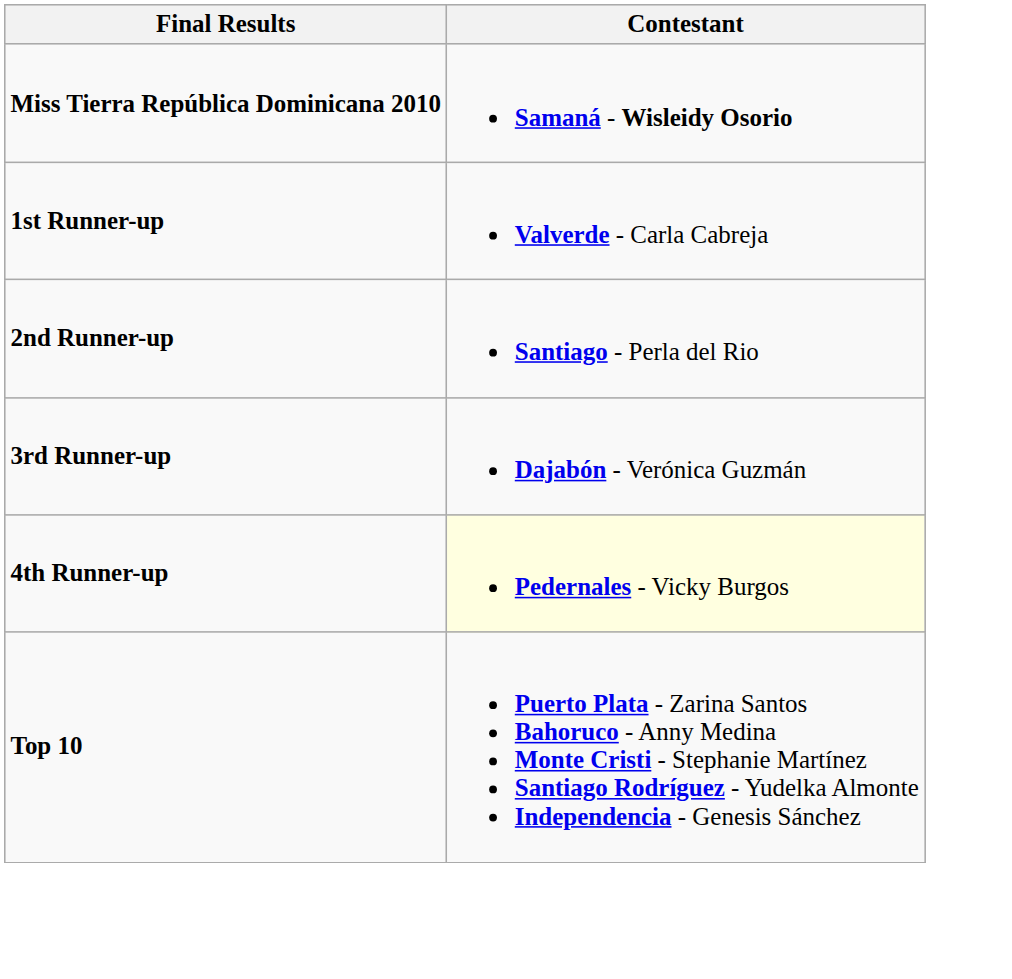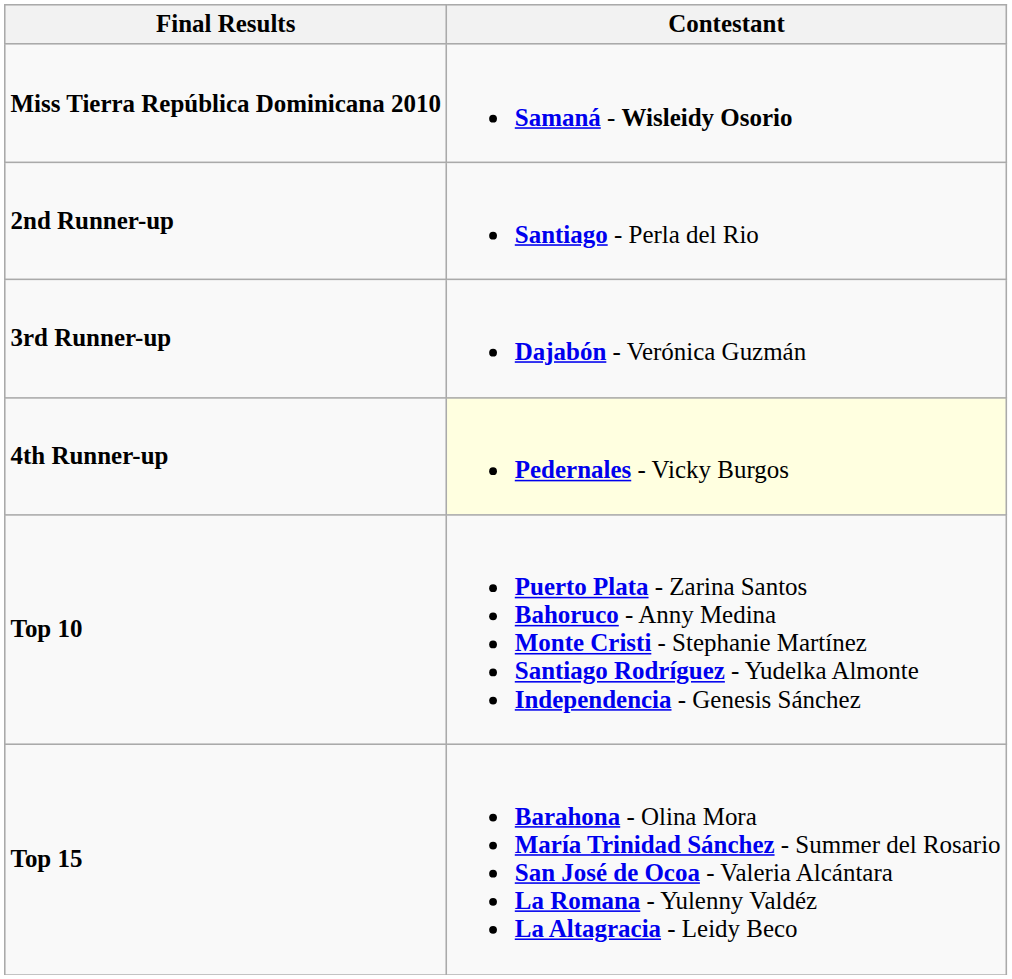- row: (87, 220)
+ row: (46, 859)
